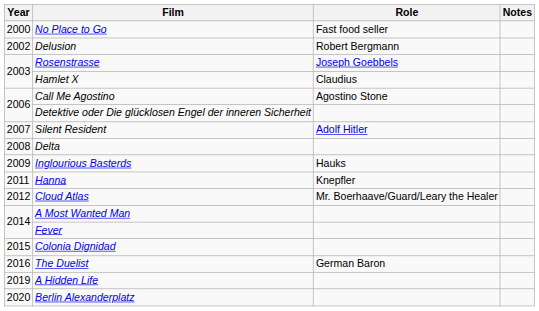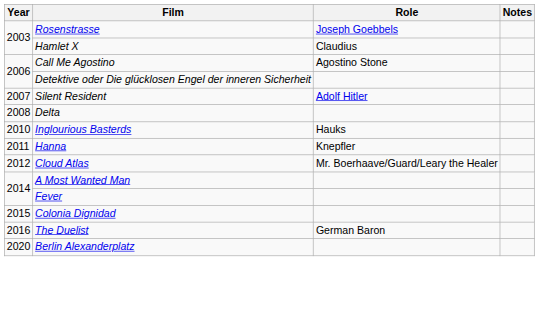- row: (71, 29)
- row: (56, 46)
(19, 163) 2009 -> (19, 130) 2010
- row: (67, 280)
